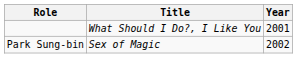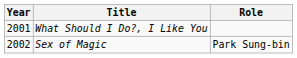columns swapped: (278, 12) <-> (45, 12)
